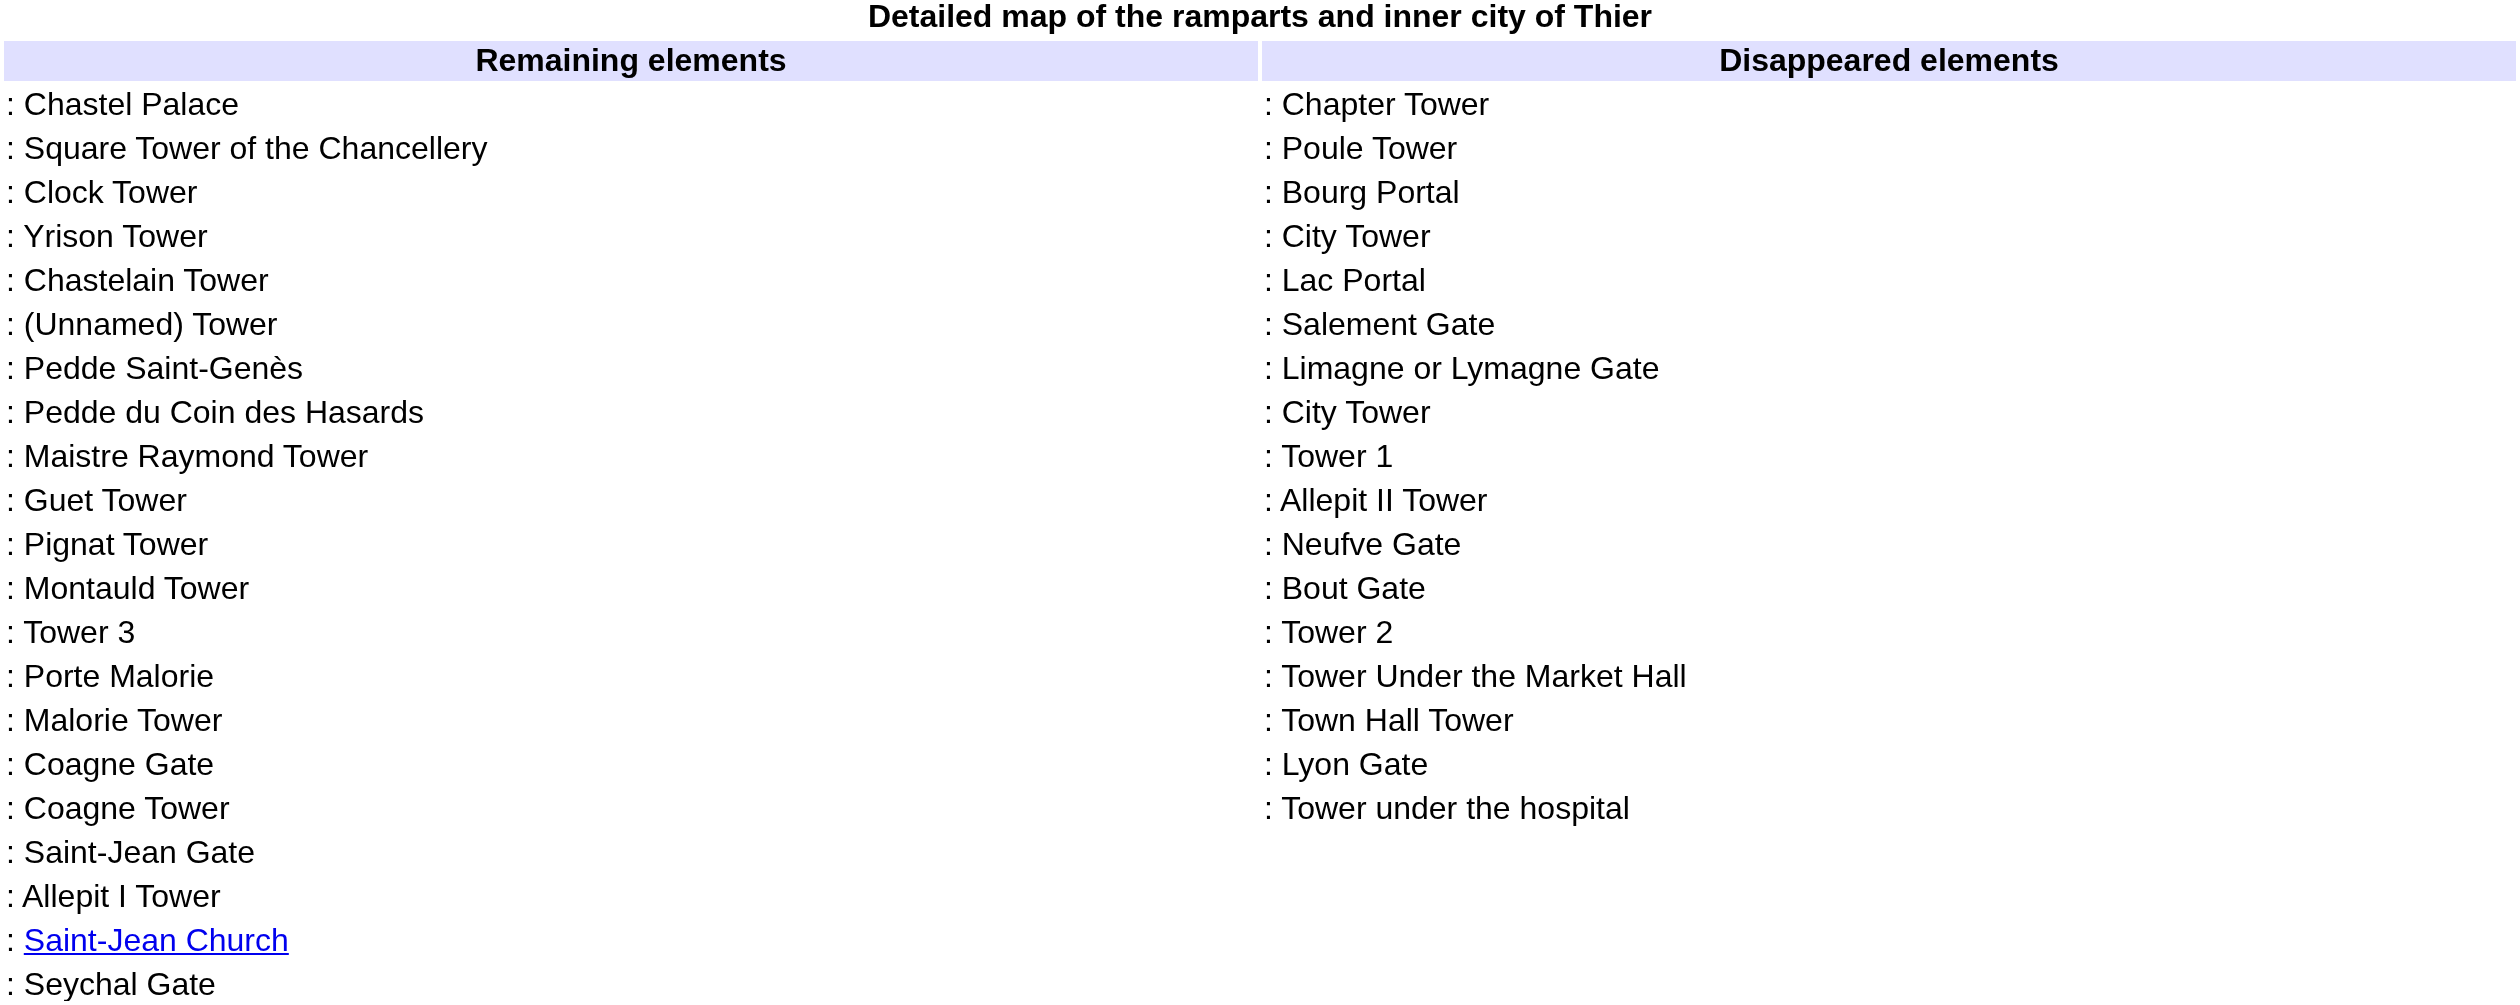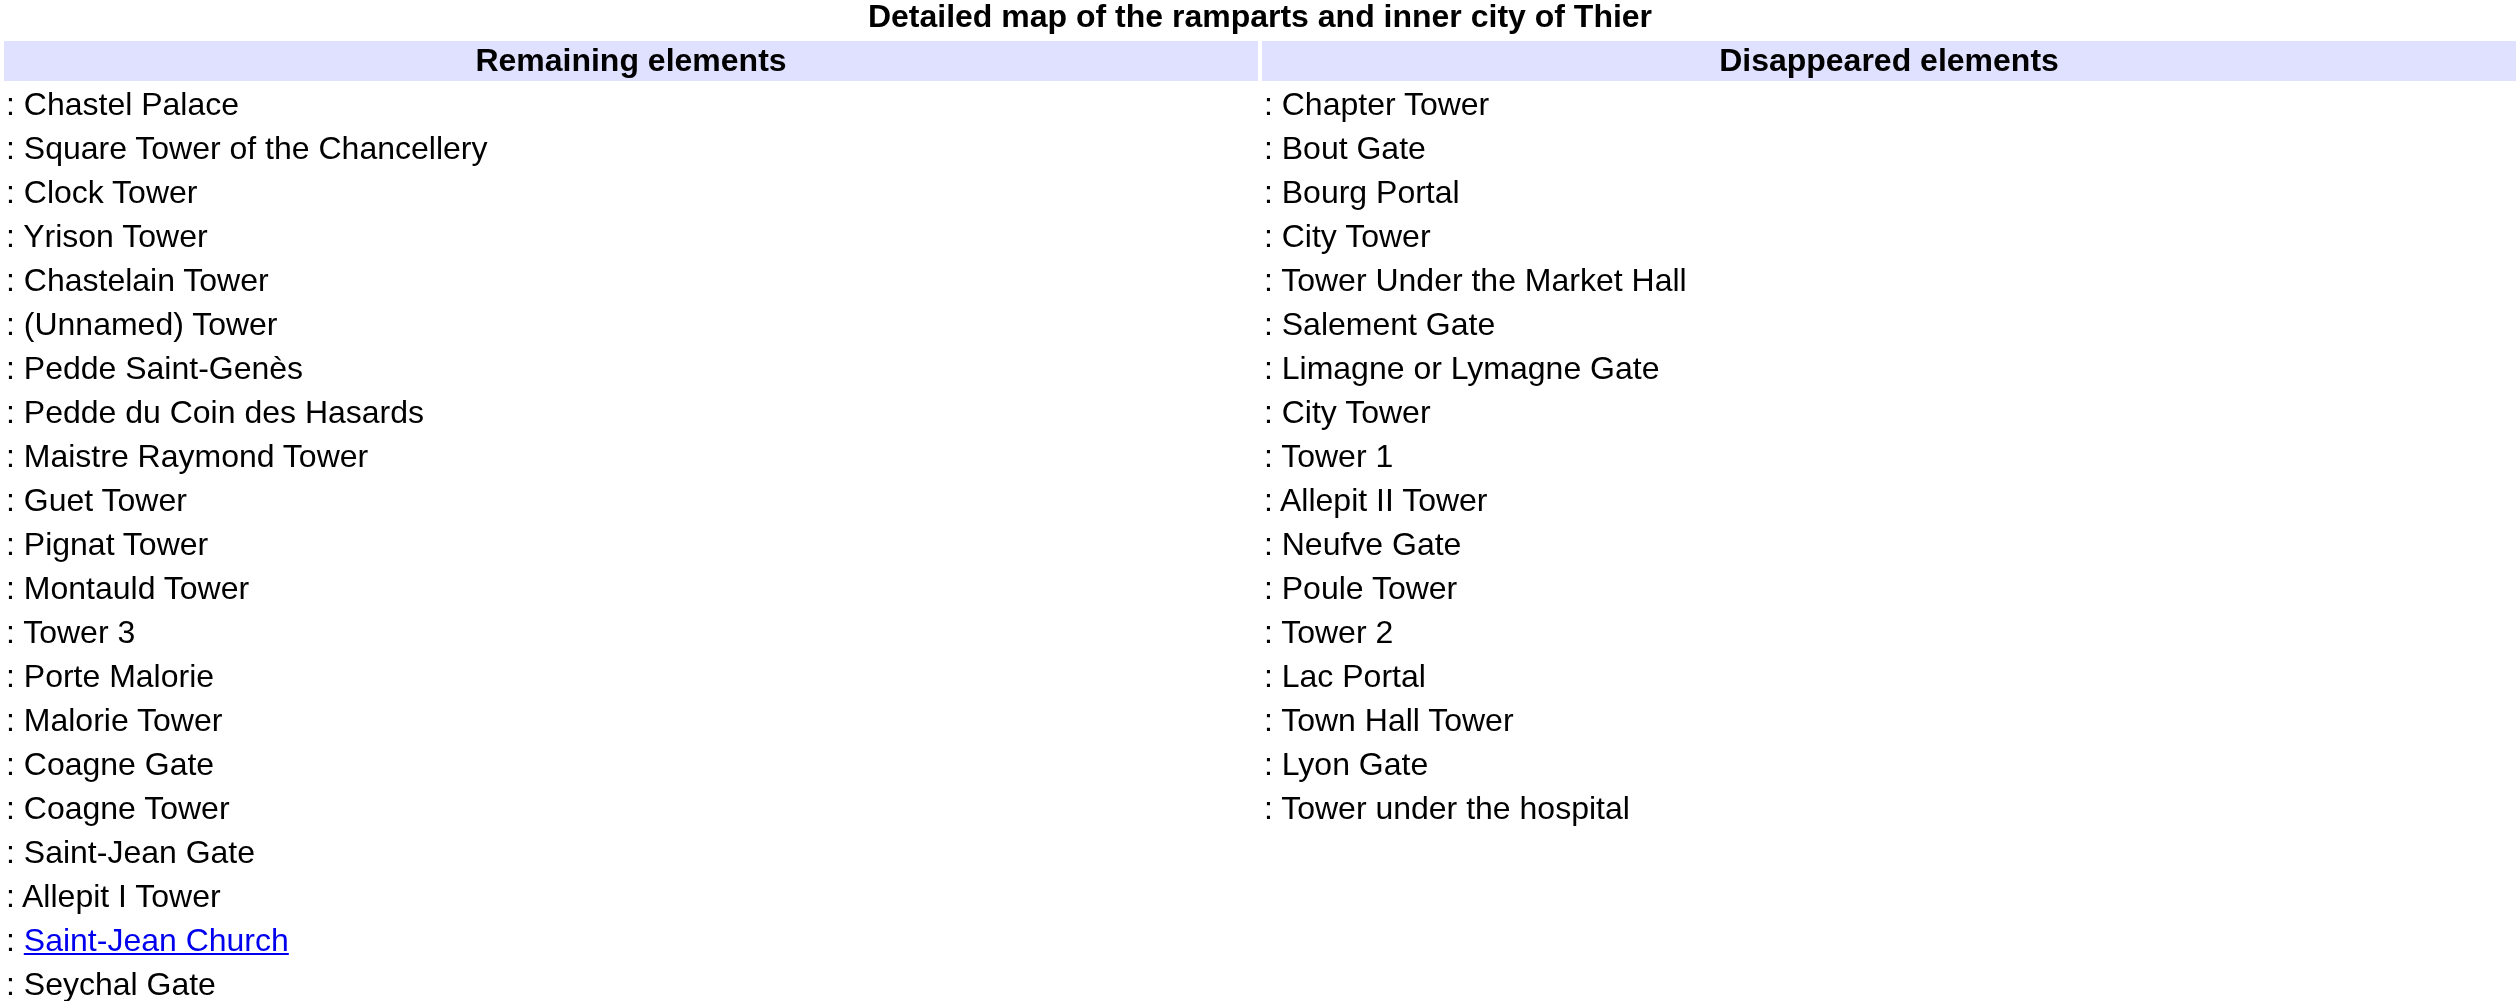(1361, 148) : Poule Tower -> (1345, 148) : Bout Gate
(1345, 280) : Lac Portal -> (1475, 280) : Tower Under the Market Hall
(1345, 588) : Bout Gate -> (1361, 588) : Poule Tower
(1475, 676) : Tower Under the Market Hall -> (1345, 676) : Lac Portal
